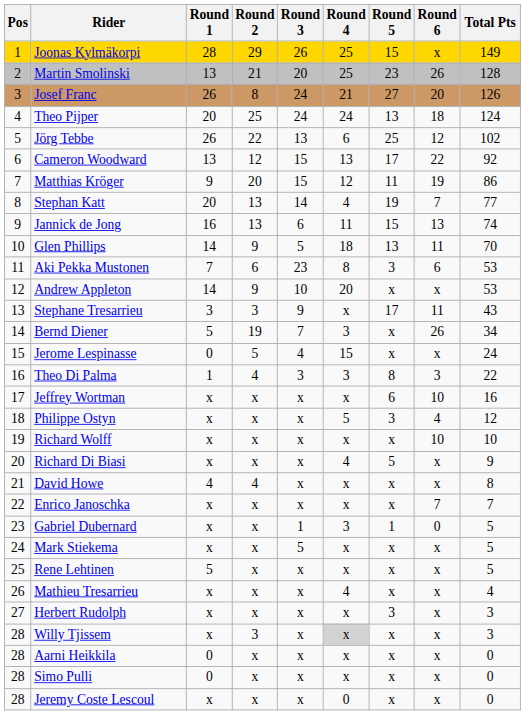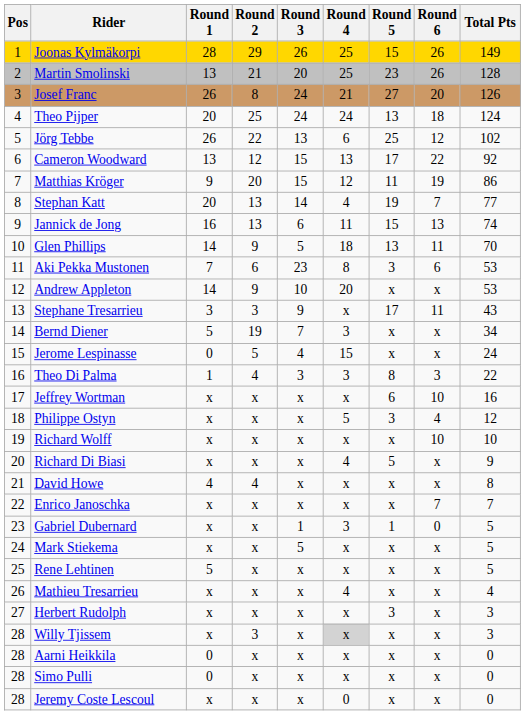(437, 52) x -> (437, 52) 26
(437, 332) 26 -> (437, 332) x
